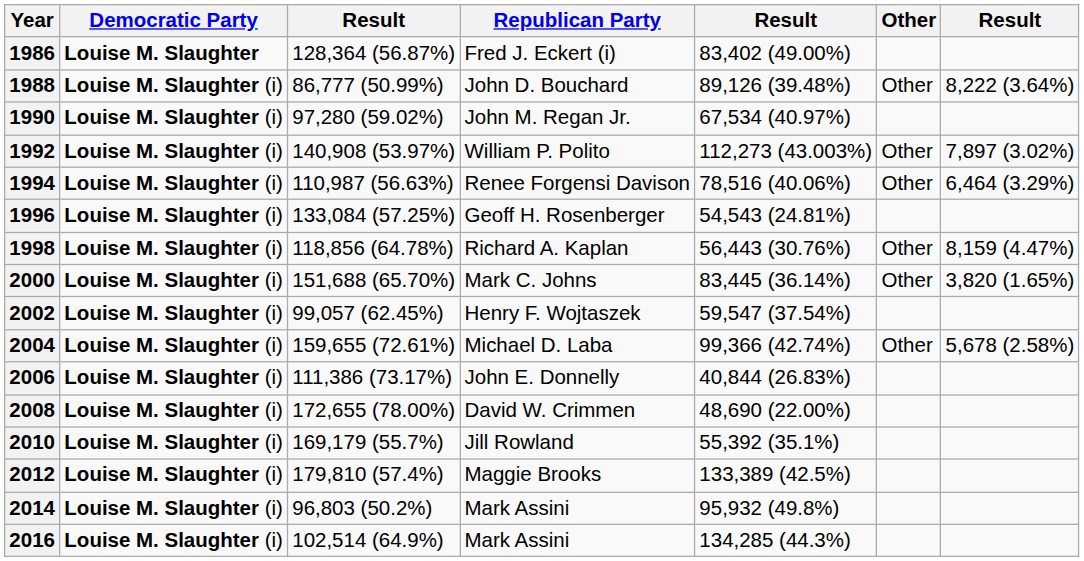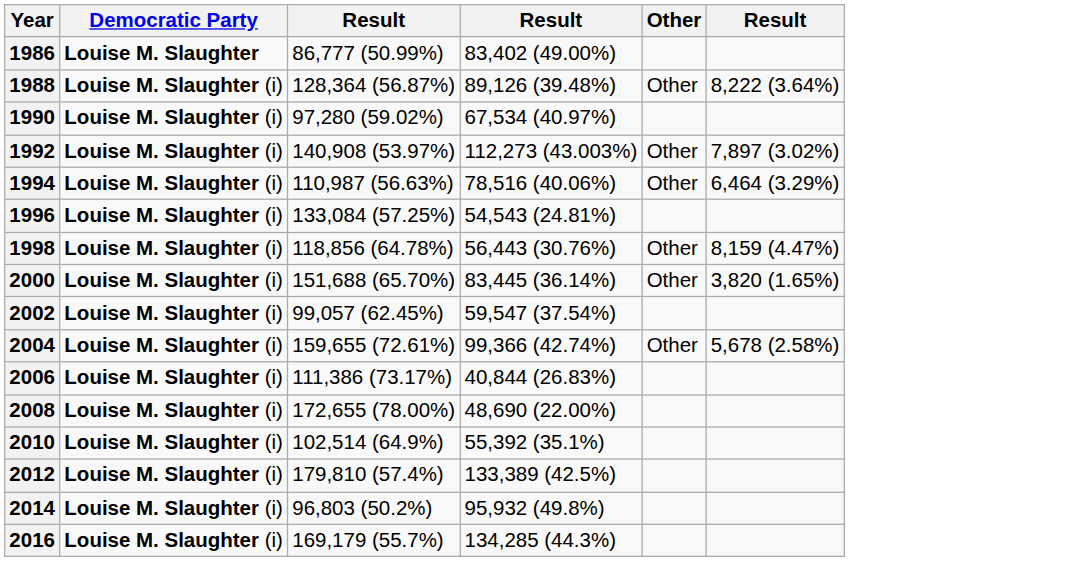- column: (577, 20)
(374, 53) 128,364 (56.87%) -> (368, 53) 86,777 (50.99%)
(368, 85) 86,777 (50.99%) -> (374, 85) 128,364 (56.87%)
(368, 442) 169,179 (55.7%) -> (368, 442) 102,514 (64.9%)
(368, 540) 102,514 (64.9%) -> (368, 540) 169,179 (55.7%)
